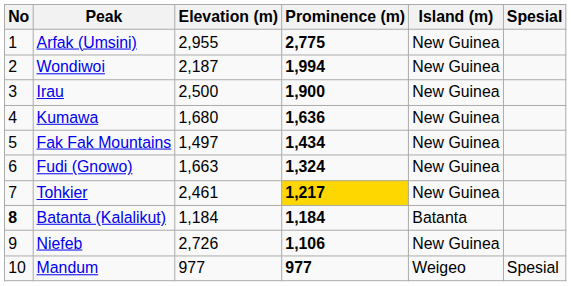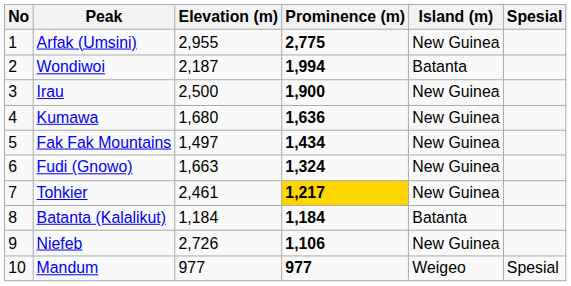(456, 67) New Guinea -> (440, 67) Batanta
(13, 218) bold -> (13, 218) normal
